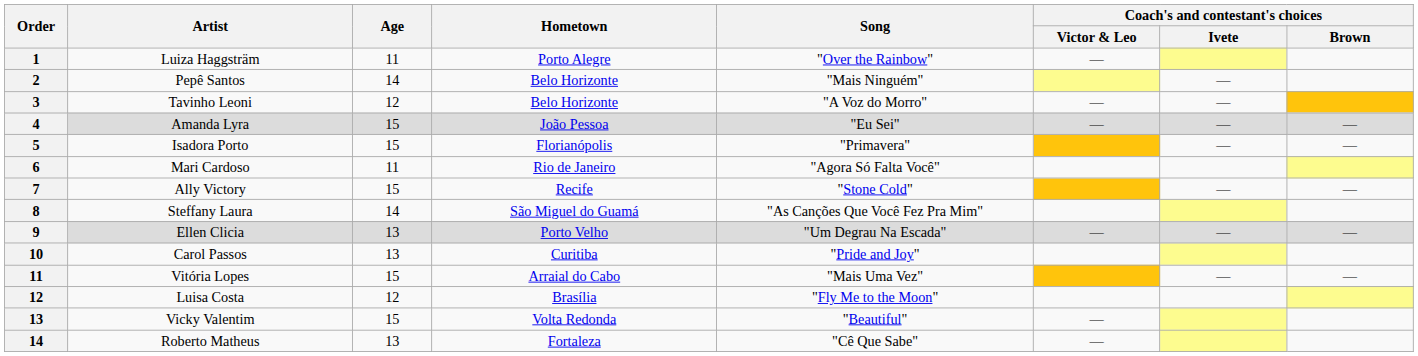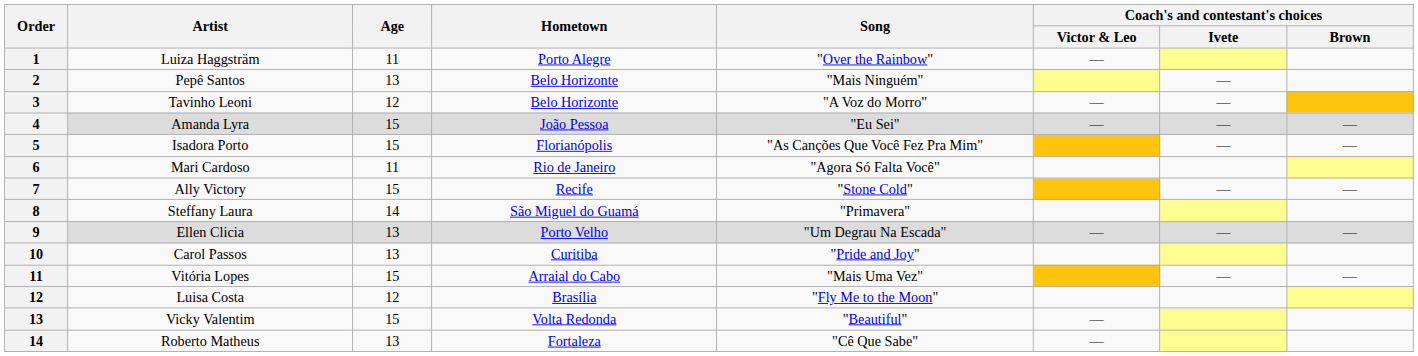(392, 80) 14 -> (392, 80) 13
(875, 145) "Primavera" -> (875, 145) "As Canções Que Você Fez Pra Mim"
(875, 211) "As Canções Que Você Fez Pra Mim" -> (875, 211) "Primavera"
